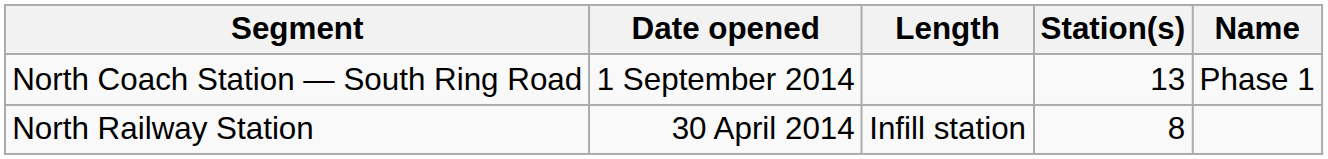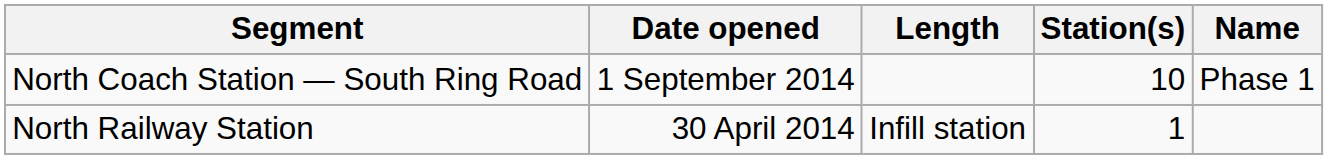(1168, 79) 13 -> (1168, 79) 10
(1176, 128) 8 -> (1176, 128) 1
